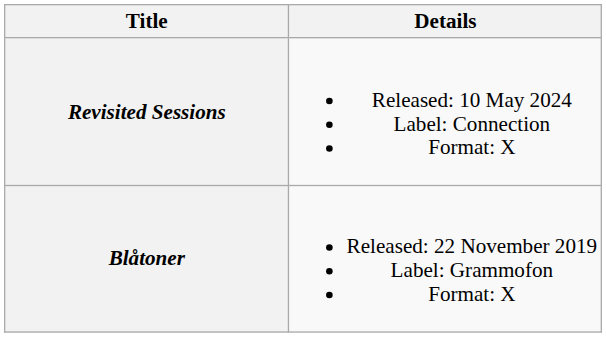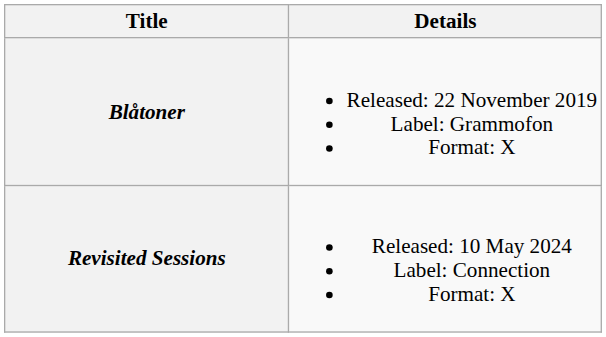rows swapped: (147, 258) <-> (147, 111)
